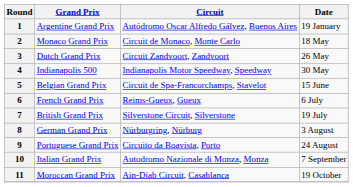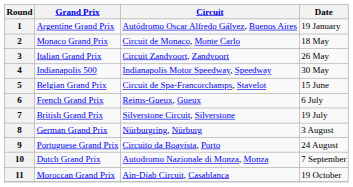(69, 55) Dutch Grand Prix -> (69, 55) Italian Grand Prix
(69, 159) Italian Grand Prix -> (69, 159) Dutch Grand Prix
